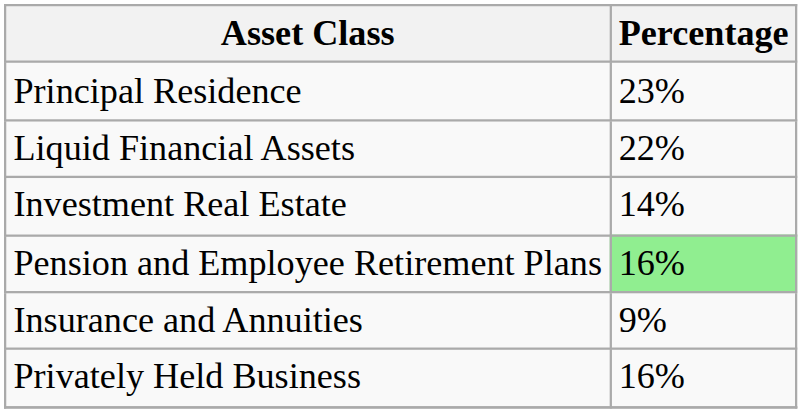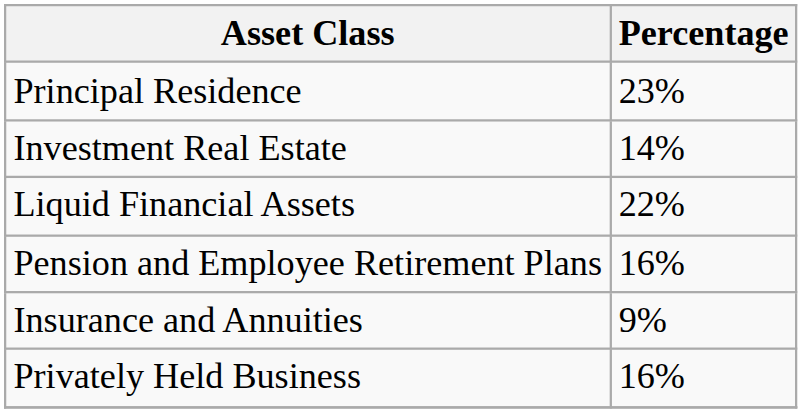rows swapped: (180, 205) <-> (184, 147)
(652, 262) lightgreen background -> (652, 262) no background
